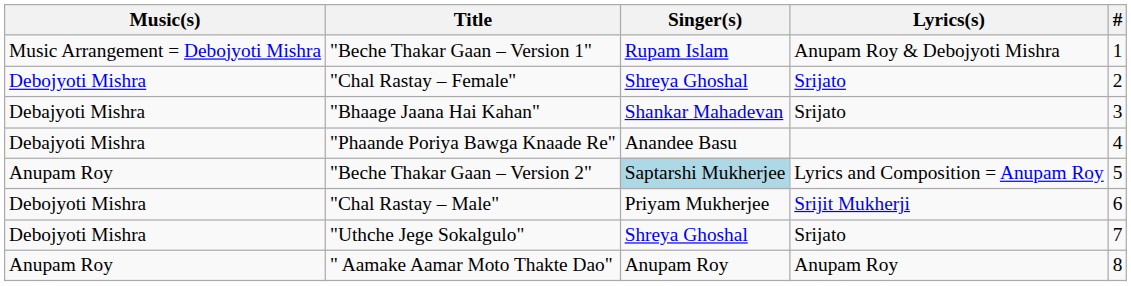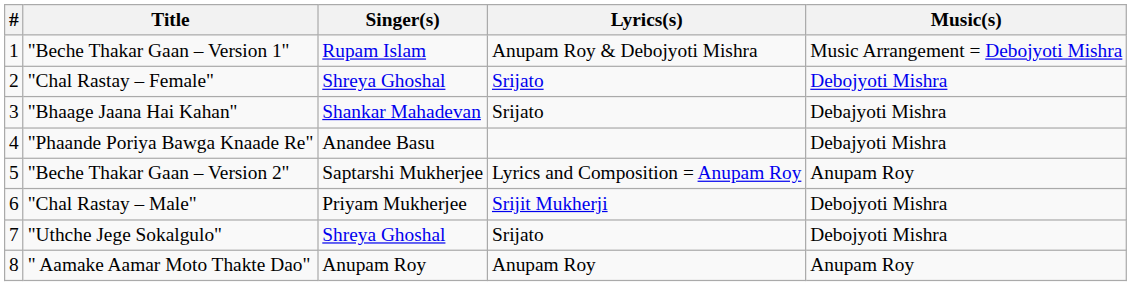columns swapped: (1117, 19) <-> (165, 19)
(705, 173) lightblue background -> (403, 173) no background
